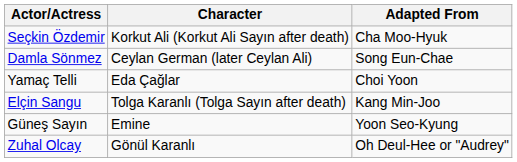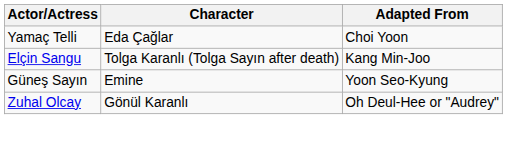- row: (56, 37)
- row: (55, 59)
